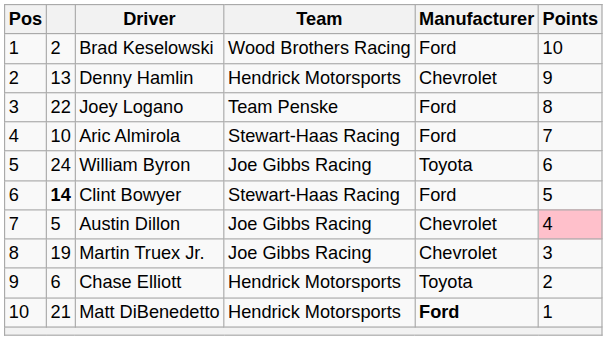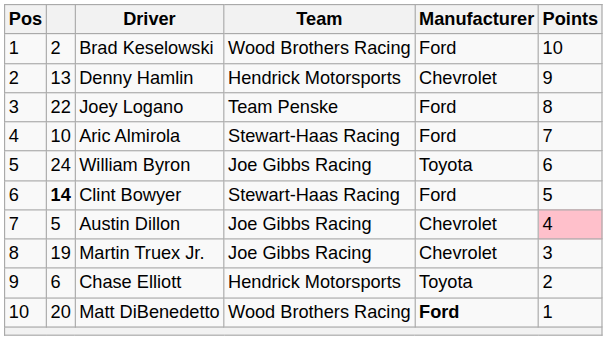(61, 311) 21 -> (61, 311) 20
(314, 311) Hendrick Motorsports -> (319, 311) Wood Brothers Racing
